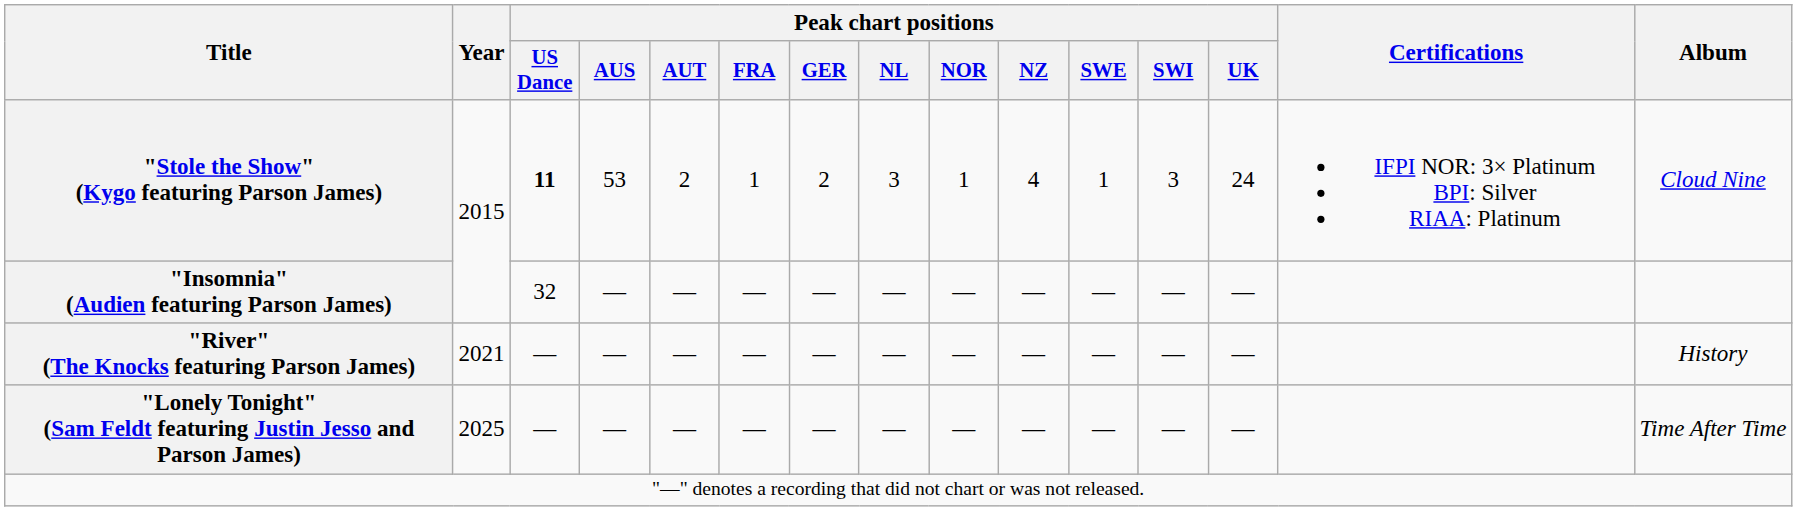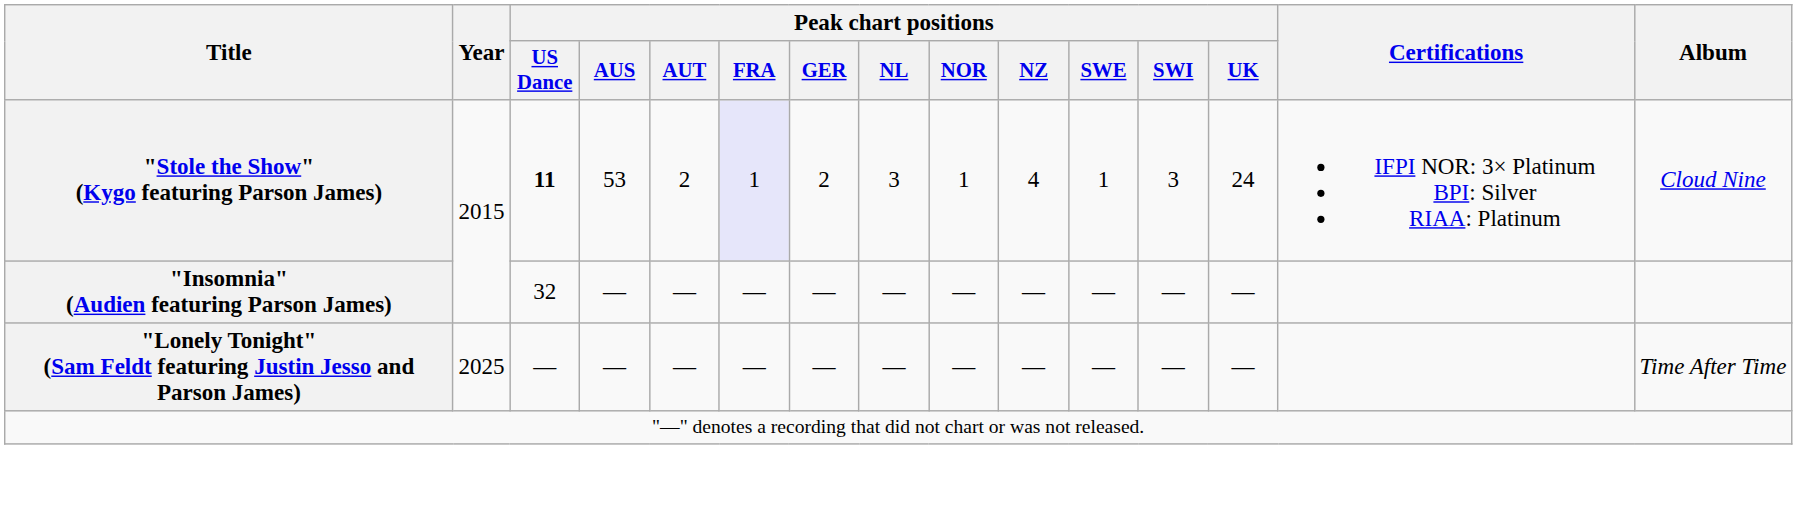(754, 179) no background -> (754, 179) lavender background
- row: (229, 353)
